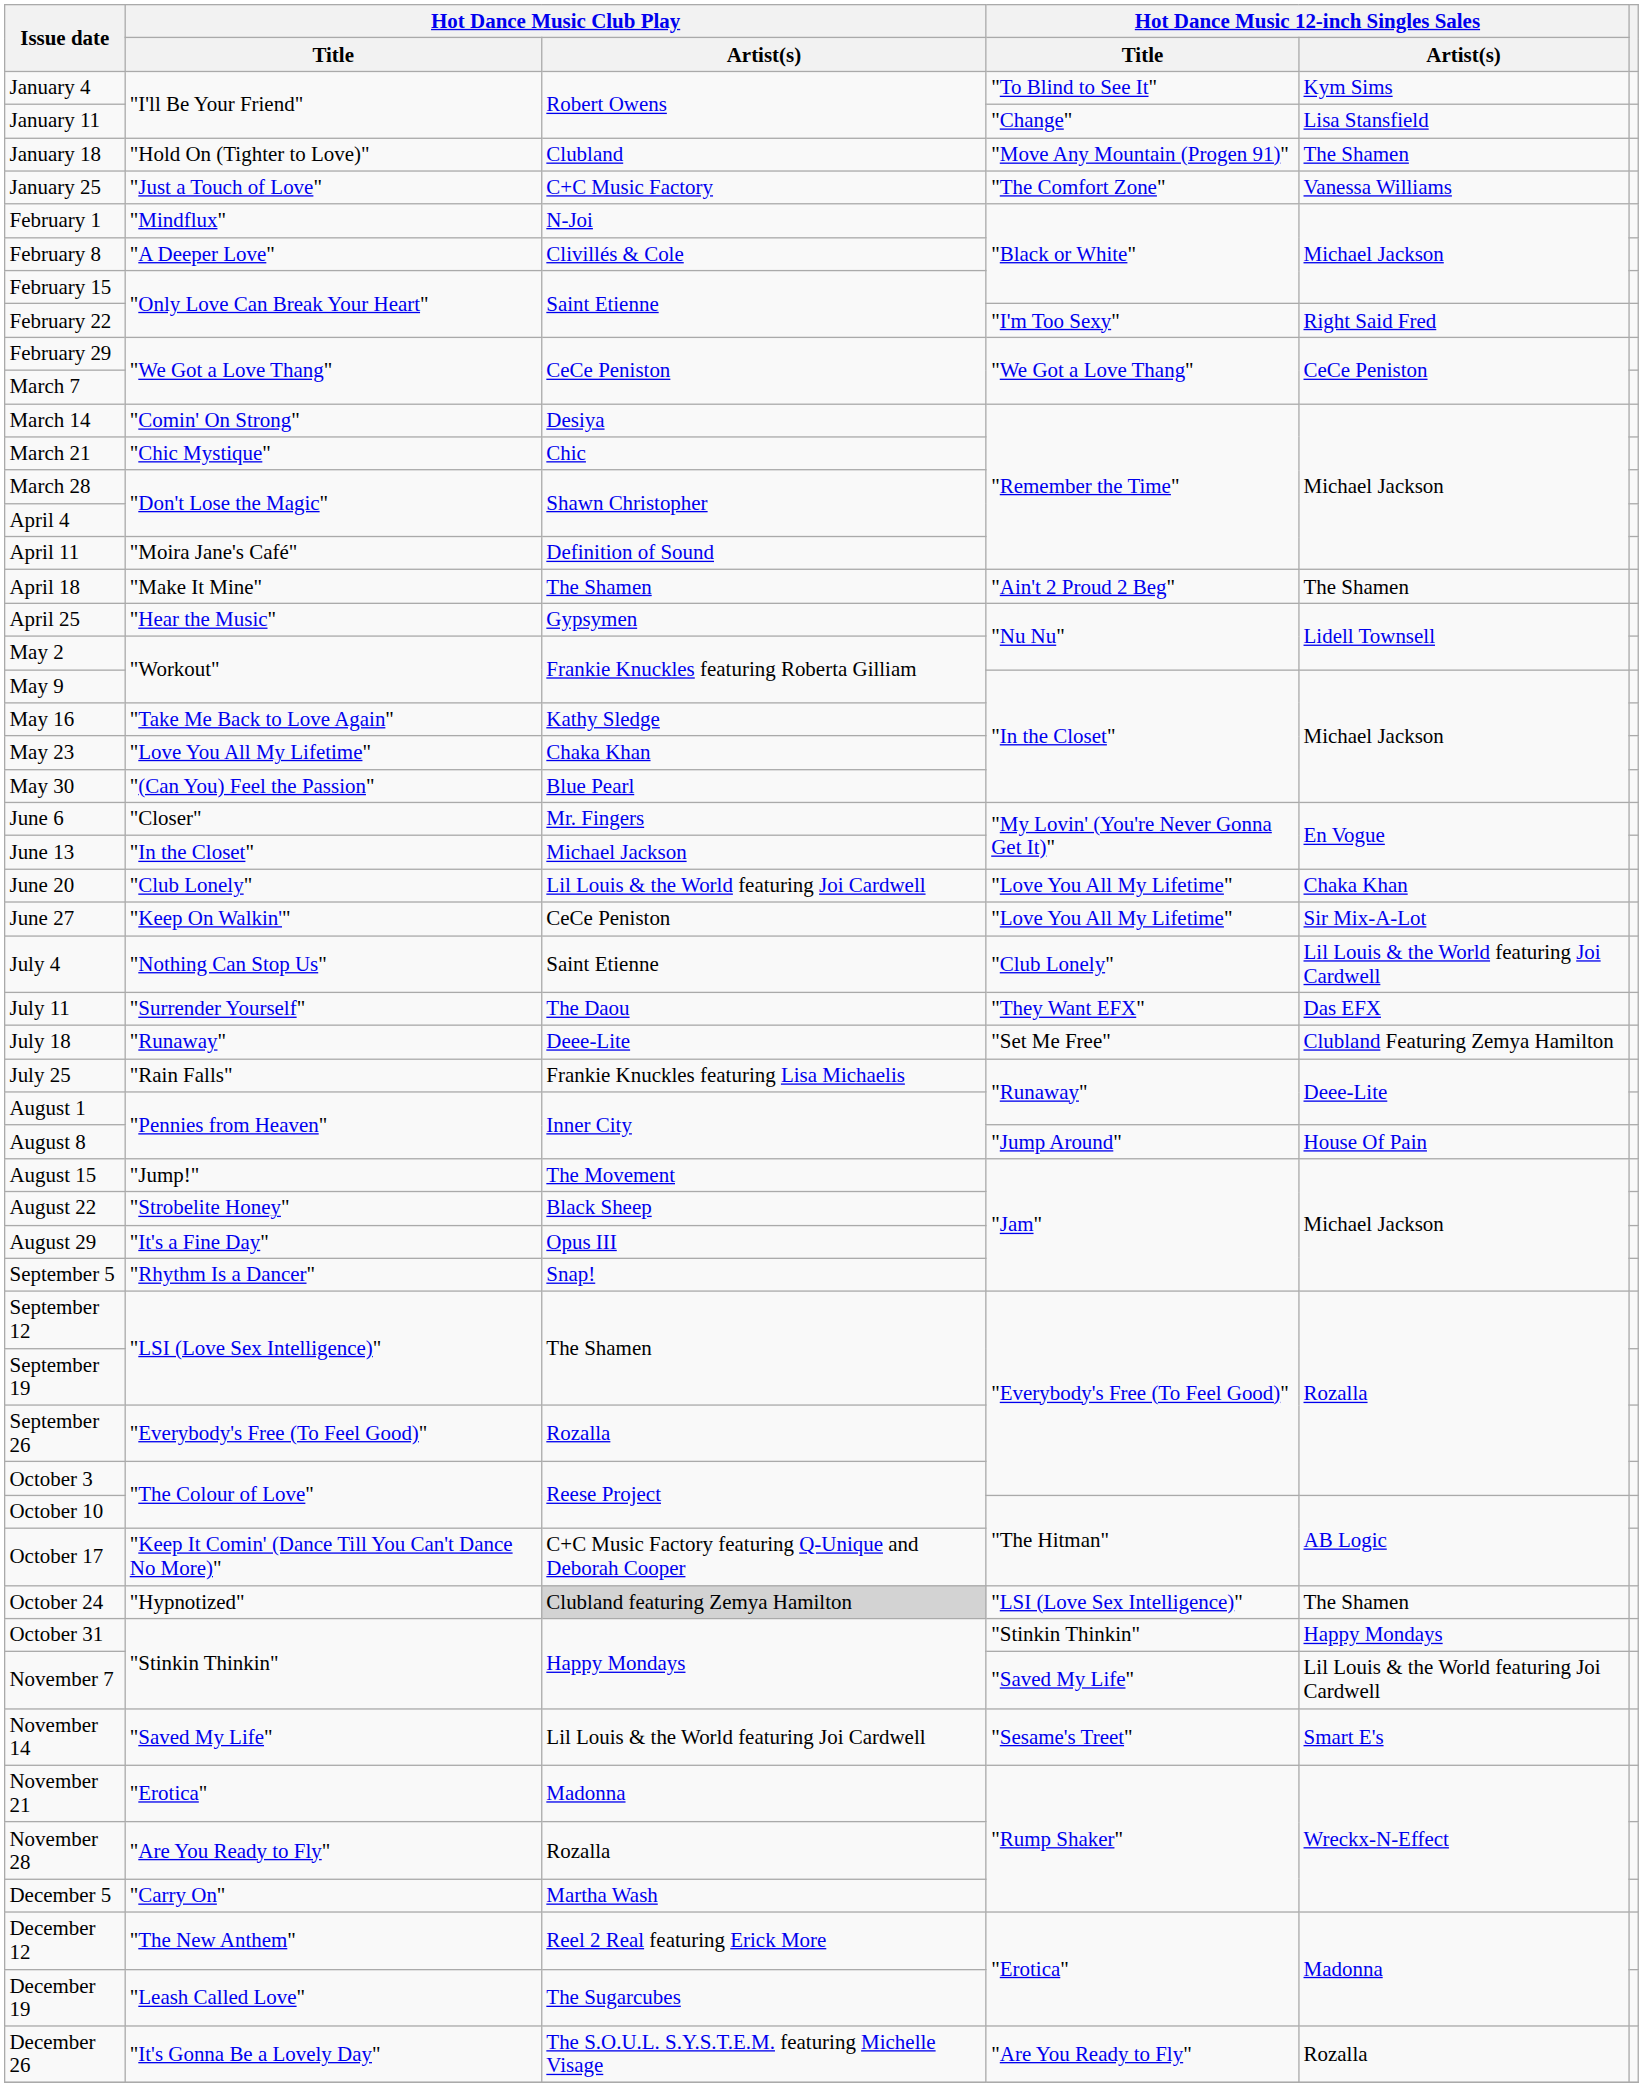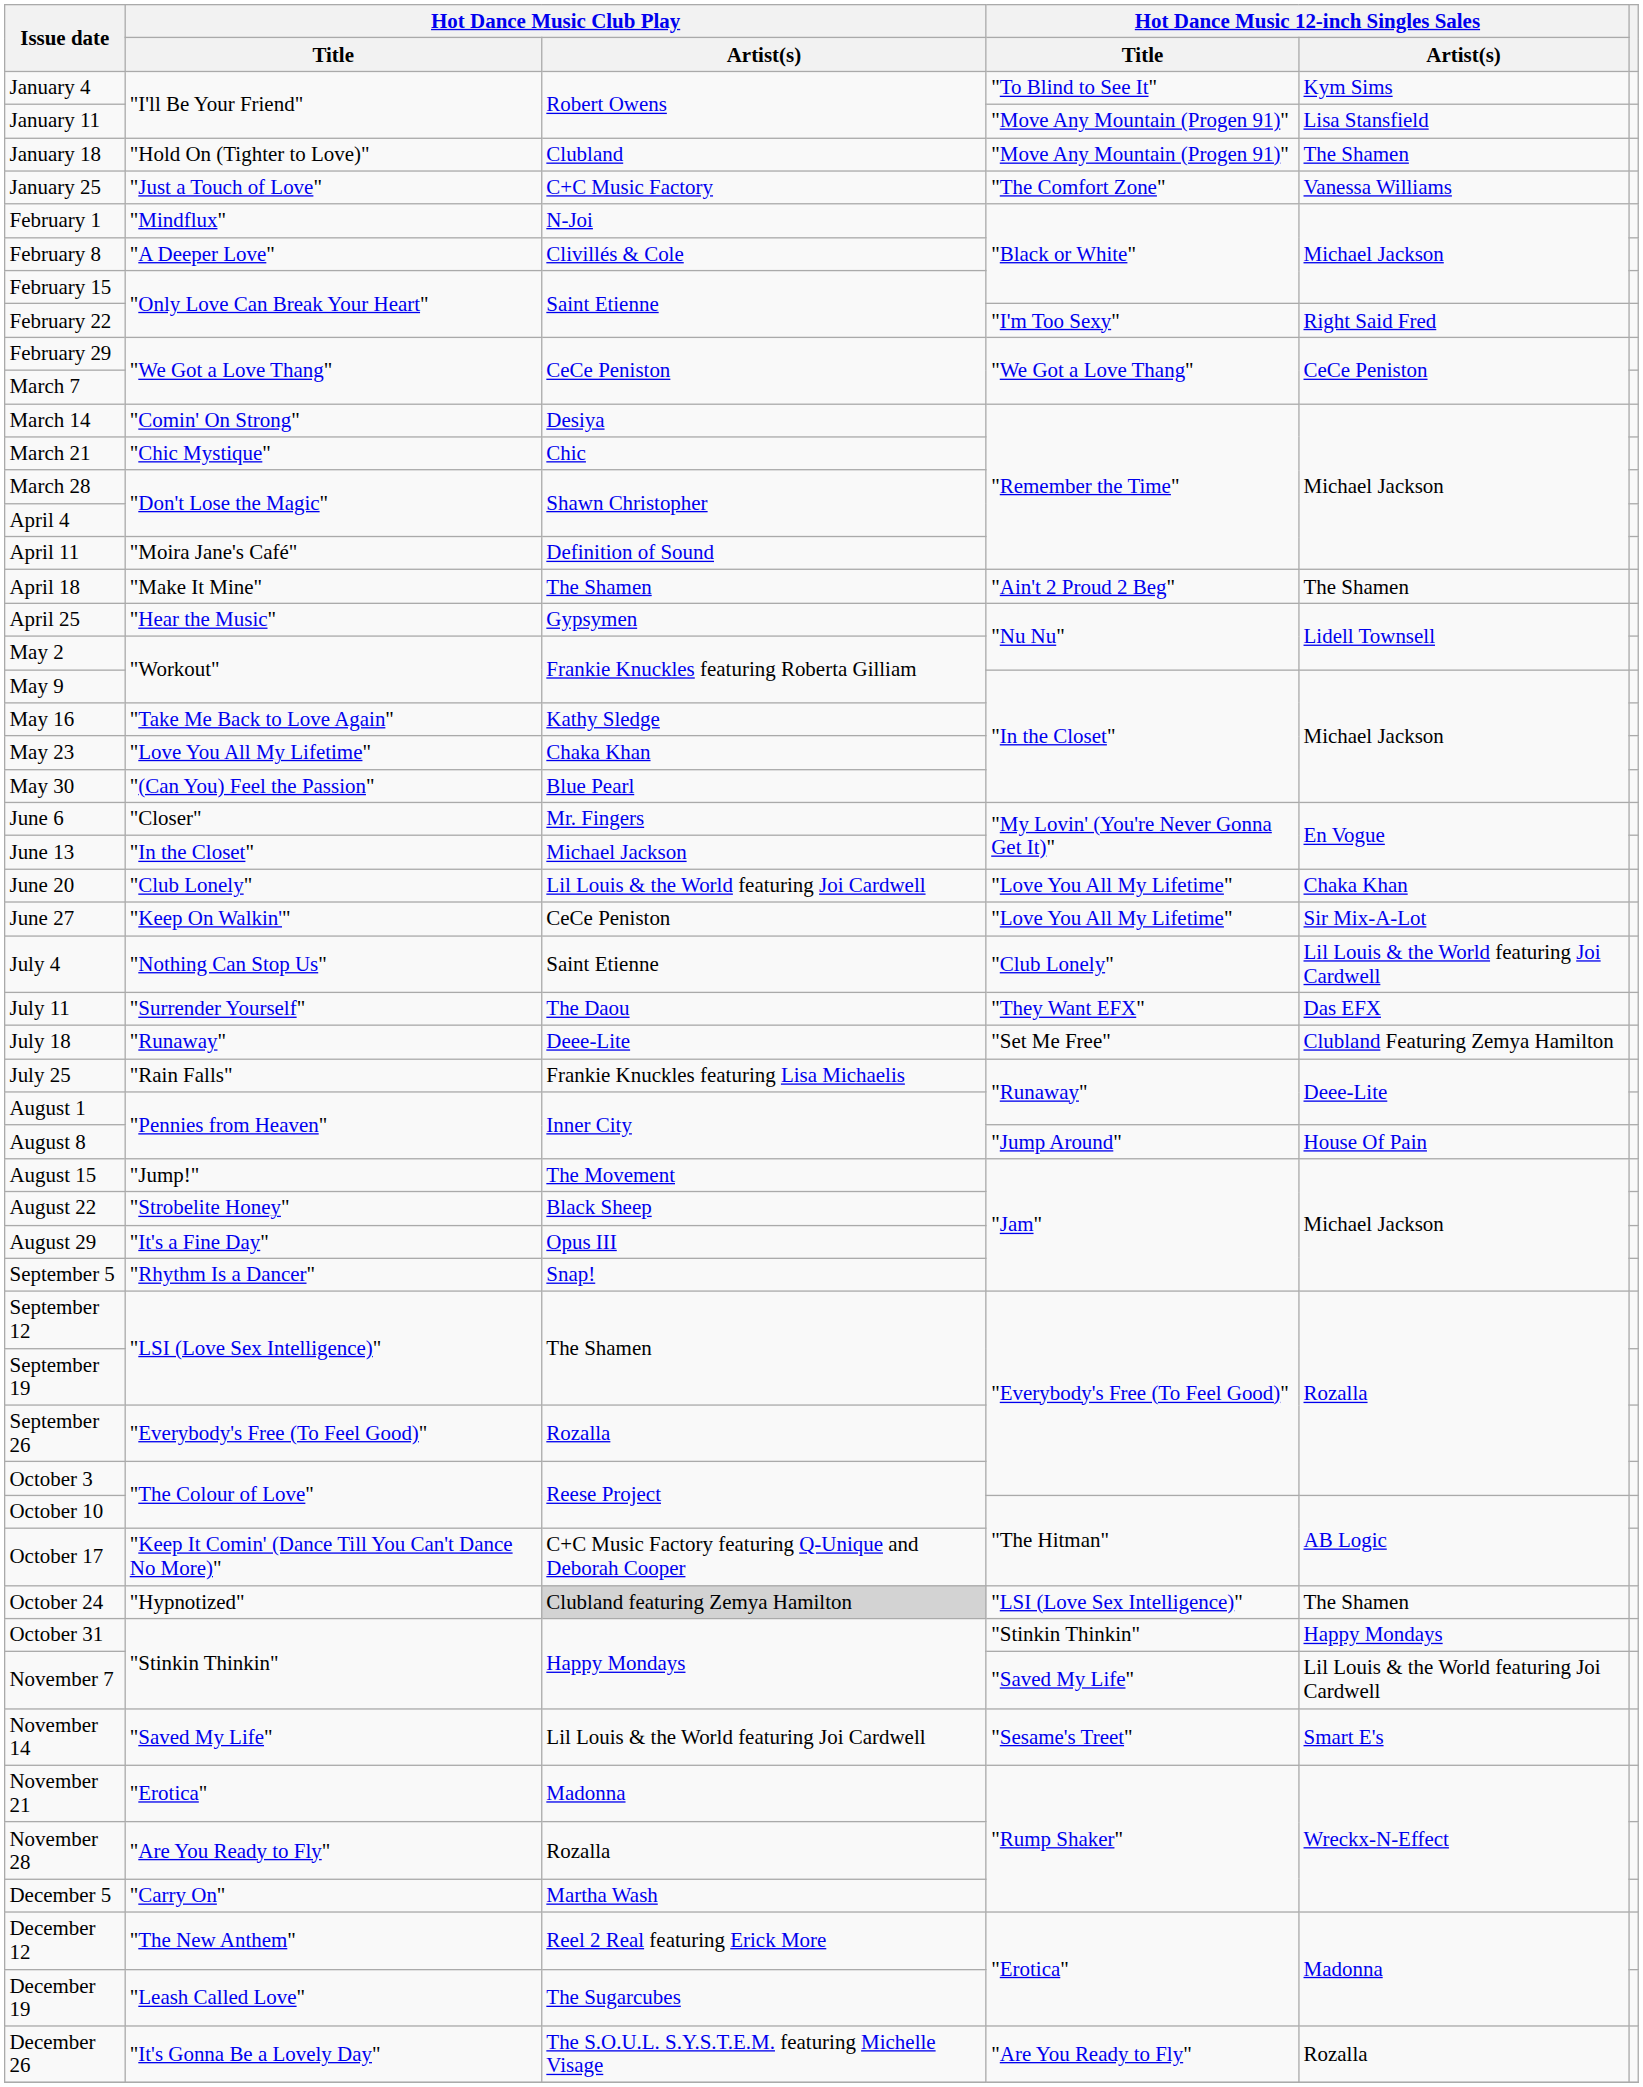(1032, 120) "Change" -> (1140, 120) "Move Any Mountain (Progen 91)"
